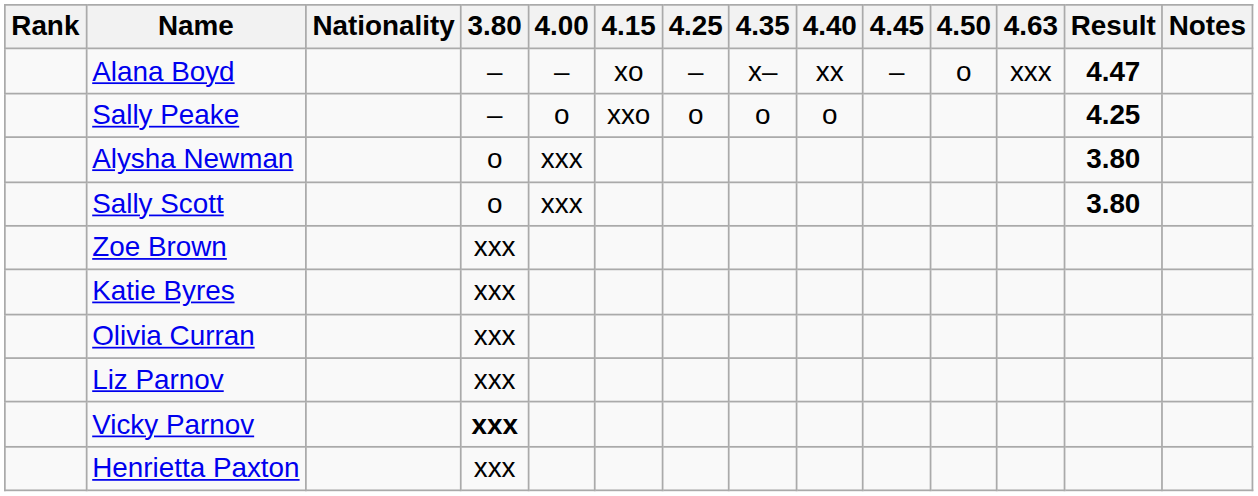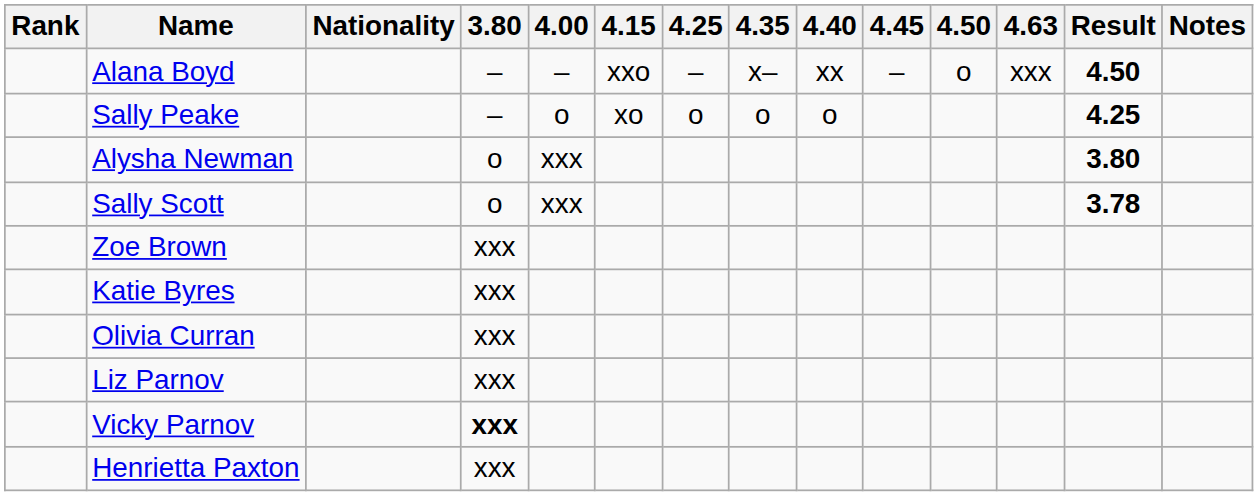(629, 70) xo -> (629, 70) xxo
(1113, 70) 4.47 -> (1113, 70) 4.50
(629, 114) xxo -> (629, 114) xo
(1113, 203) 3.80 -> (1113, 203) 3.78
